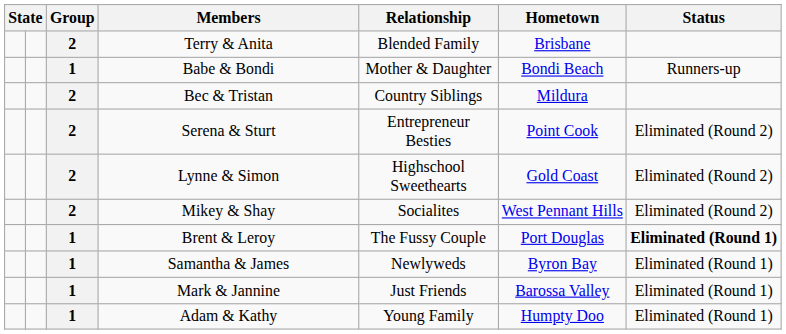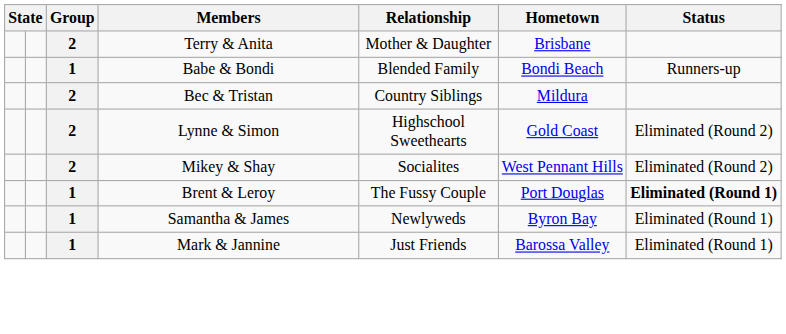(428, 44) Blended Family -> (428, 44) Mother & Daughter
(428, 70) Mother & Daughter -> (428, 70) Blended Family
- row: (228, 131)
- row: (228, 316)
